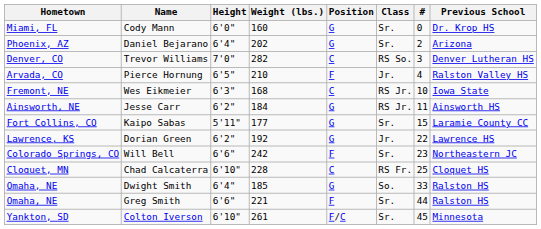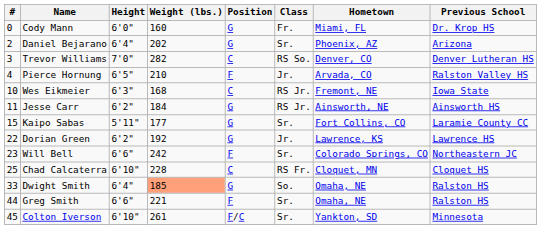columns swapped: (422, 12) <-> (63, 12)
(387, 28) Sr. -> (285, 28) Fr.
(260, 185) no background -> (158, 185) lightsalmon background
